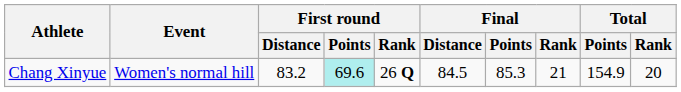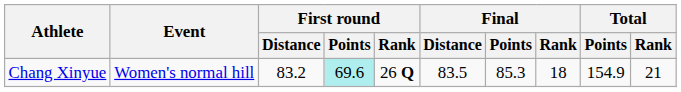(453, 72) 84.5 -> (453, 72) 83.5
(558, 72) 21 -> (558, 72) 18
(653, 72) 20 -> (653, 72) 21
